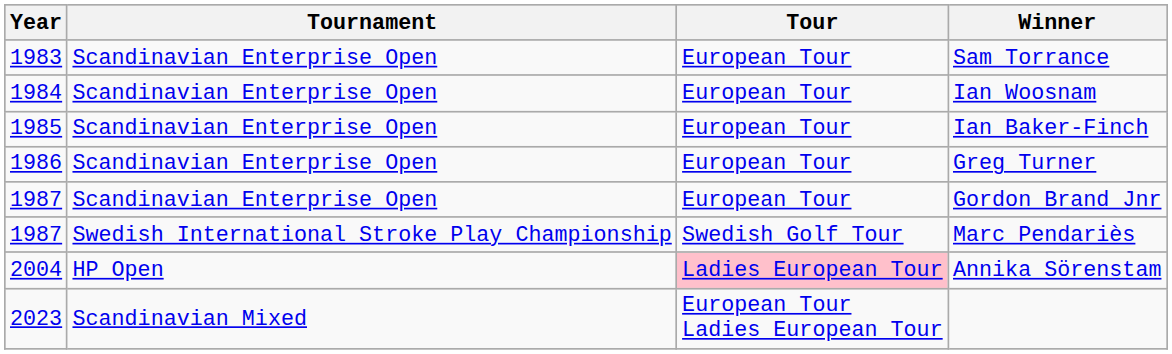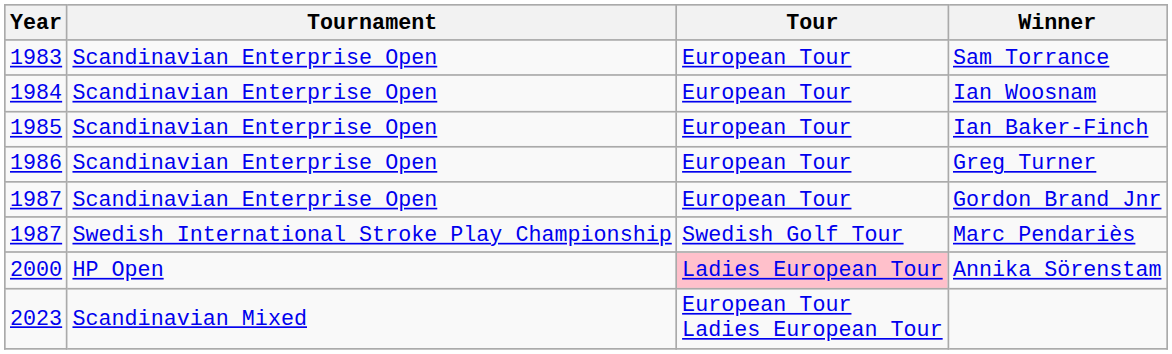(36, 270) 2004 -> (36, 270) 2000
